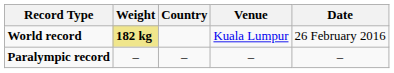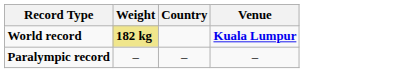- column: (340, 15)
(251, 36) normal -> (255, 36) bold
